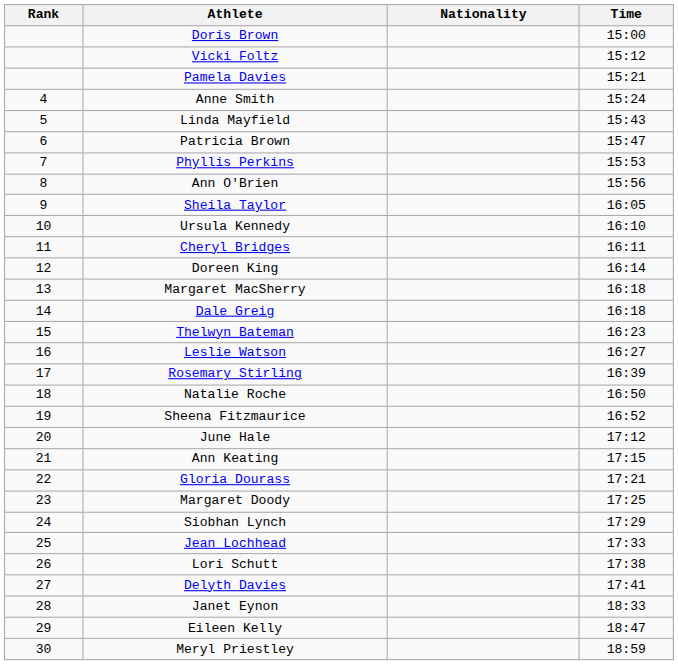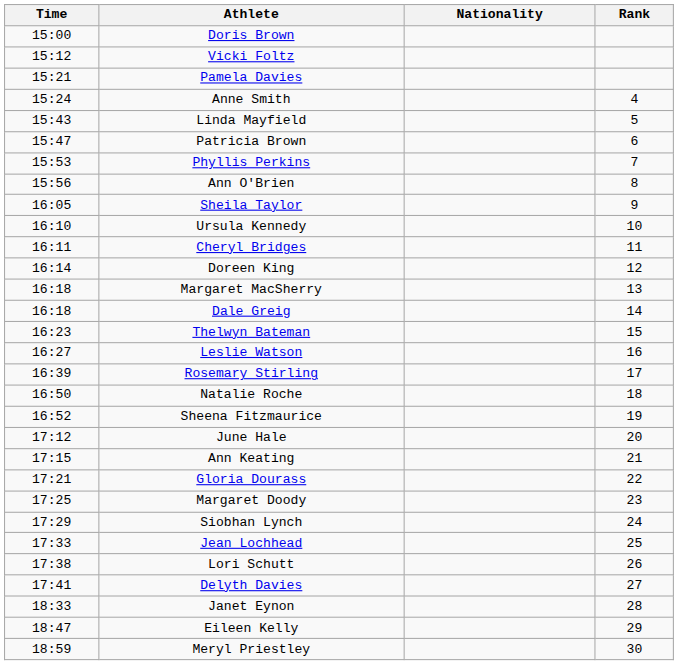columns swapped: (43, 15) <-> (626, 15)
